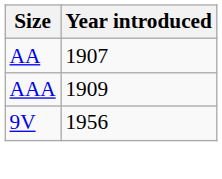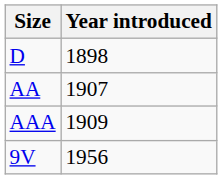+ row: (17, 55)
